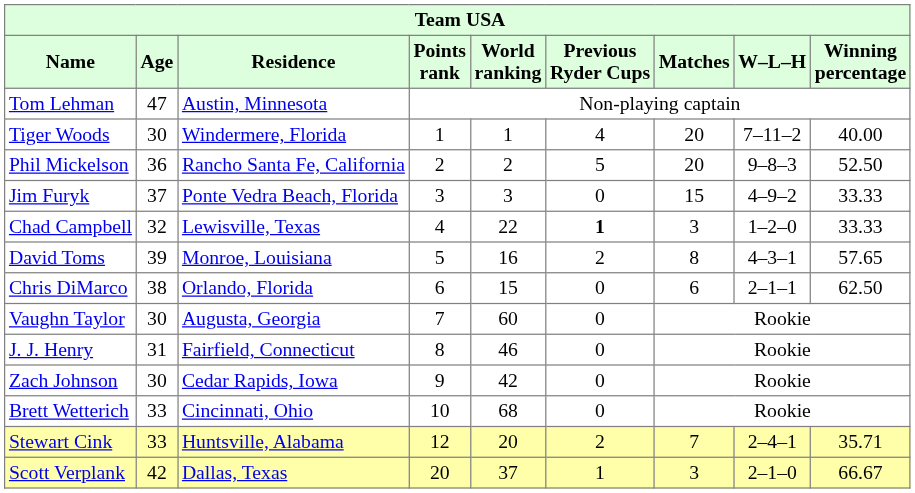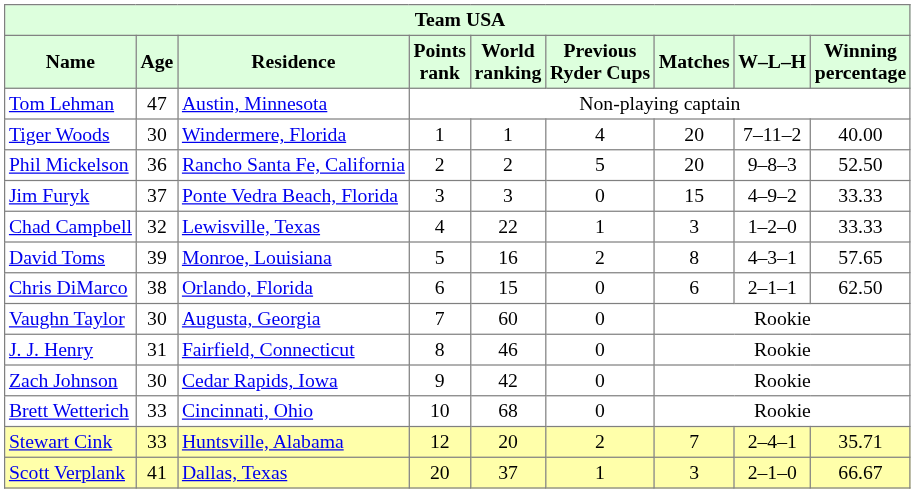(600, 226) bold -> (600, 226) normal
(157, 472) 42 -> (157, 472) 41
